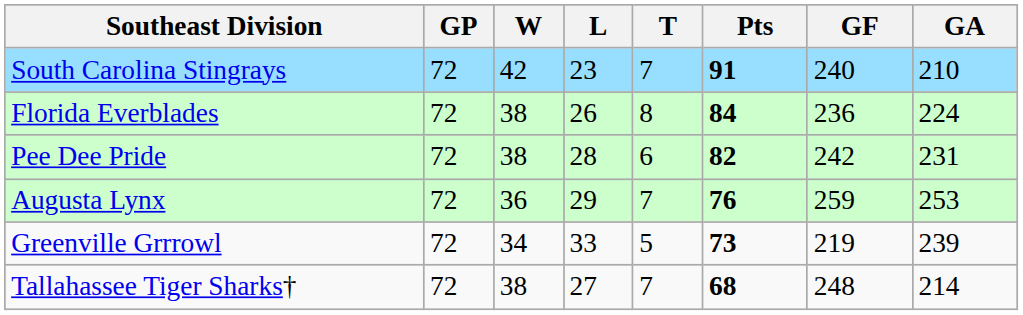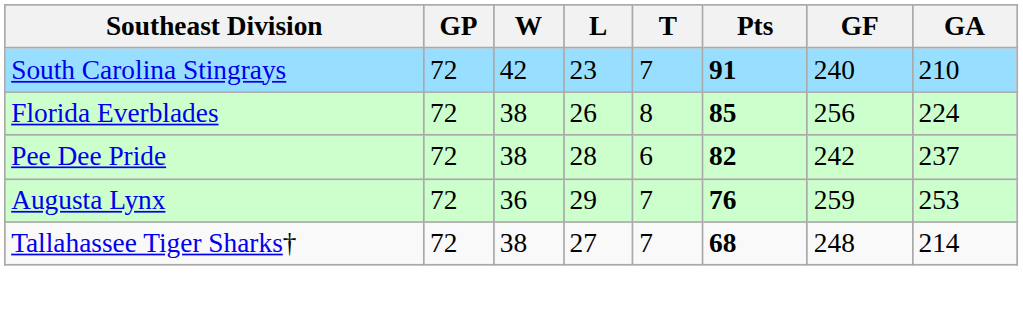(723, 112) 84 -> (723, 112) 85
(834, 112) 236 -> (834, 112) 256
(939, 156) 231 -> (939, 156) 237
- row: (116, 243)
